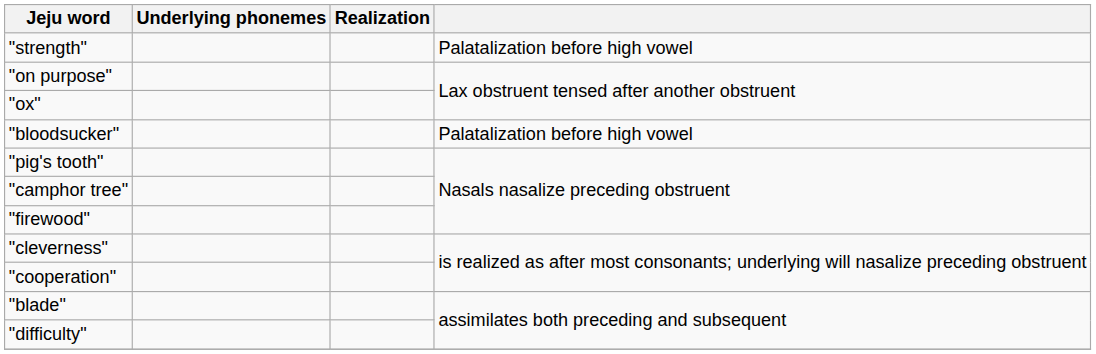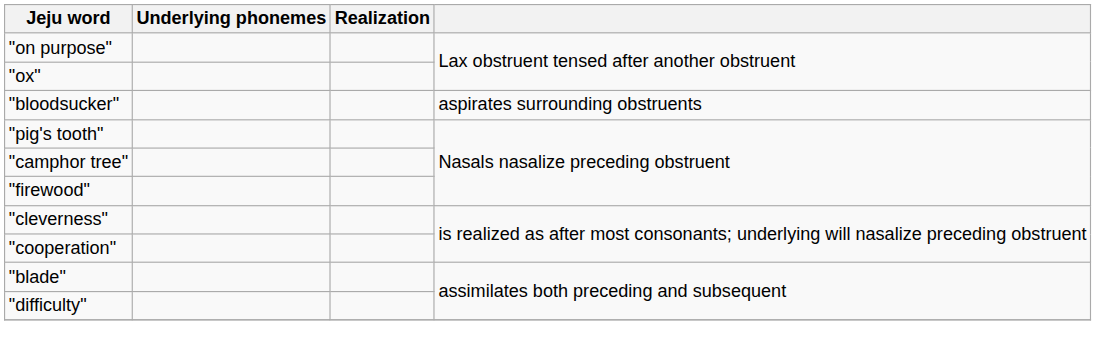- row: (48, 47)
(566, 133) Palatalization before high vowel -> (570, 104) aspirates surrounding obstruents
